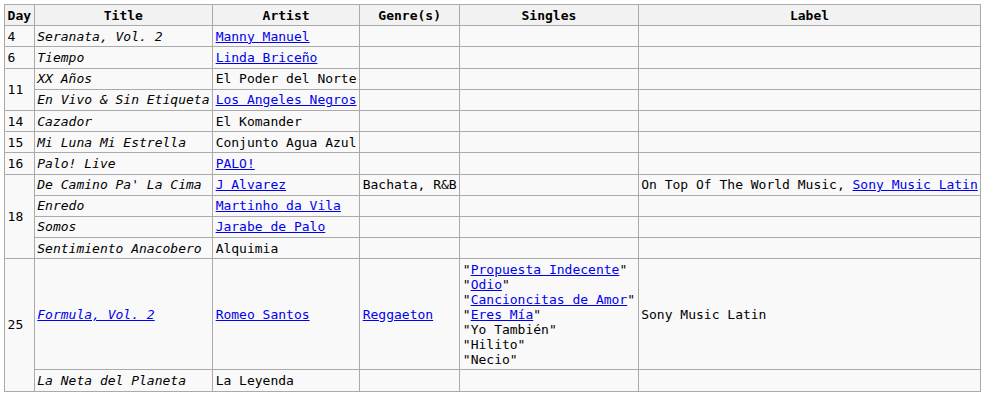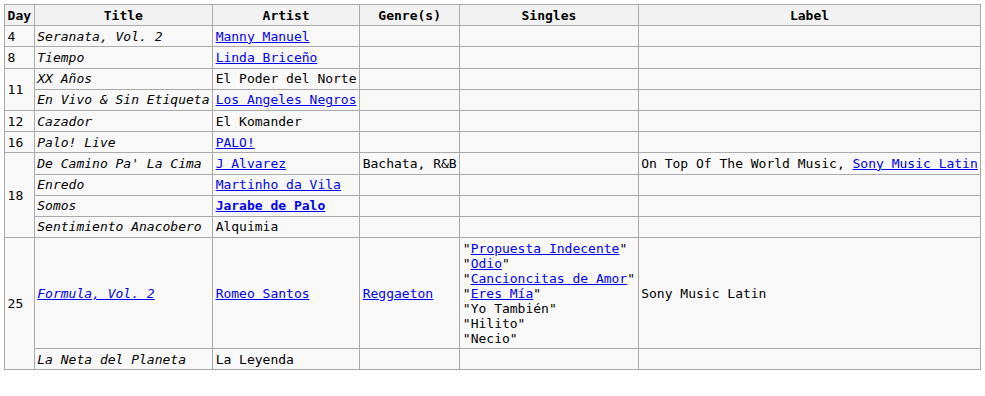(12, 57) 6 -> (12, 57) 8
(15, 121) 14 -> (15, 121) 12
- row: (112, 142)
(270, 227) normal -> (270, 206) bold
